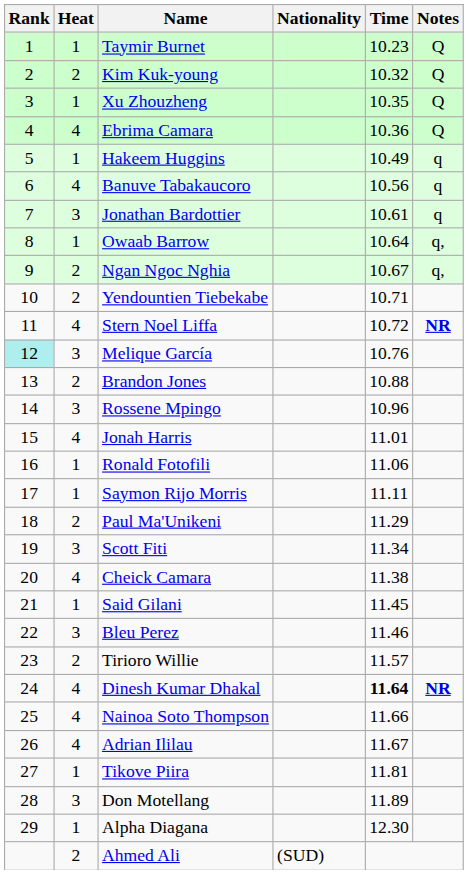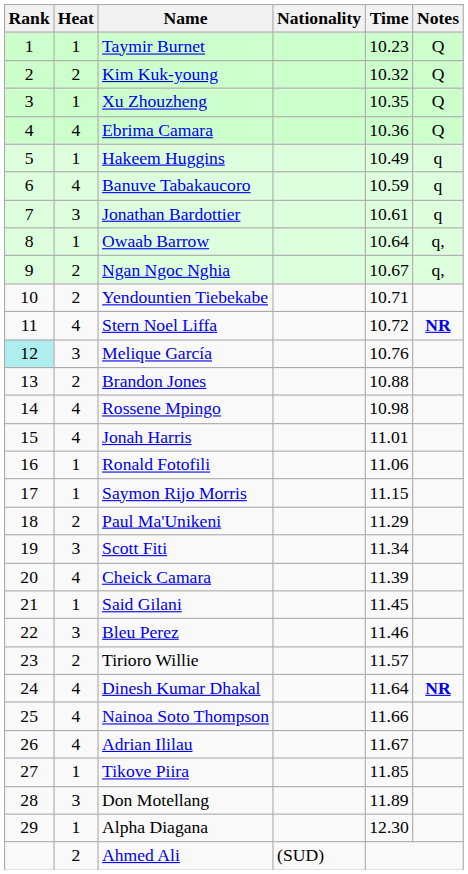(389, 185) 10.56 -> (389, 185) 10.59
(76, 409) 3 -> (76, 409) 4
(389, 409) 10.96 -> (389, 409) 10.98
(389, 492) 11.11 -> (389, 492) 11.15
(389, 576) 11.38 -> (389, 576) 11.39
(389, 688) bold -> (389, 688) normal
(389, 772) 11.81 -> (389, 772) 11.85
